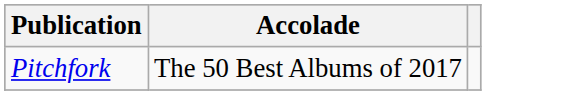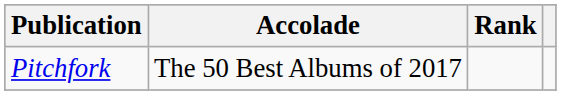+ column: (505, 25)
